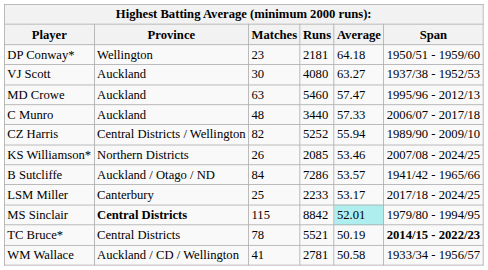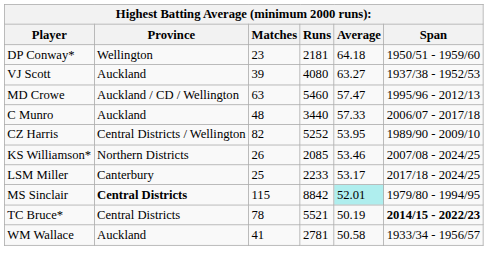(258, 74) 30 -> (258, 74) 39
(122, 94) Auckland -> (168, 94) Auckland / CD / Wellington
(351, 134) 55.94 -> (351, 134) 53.95
- row: (35, 174)
(168, 255) Auckland / CD / Wellington -> (122, 235) Auckland
